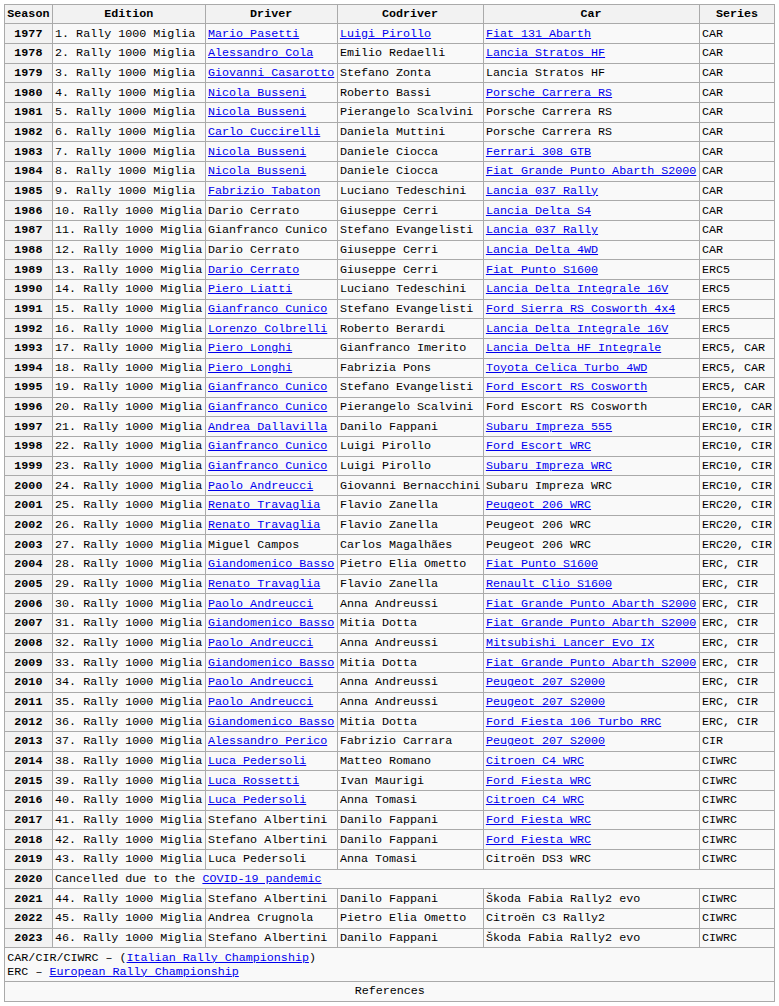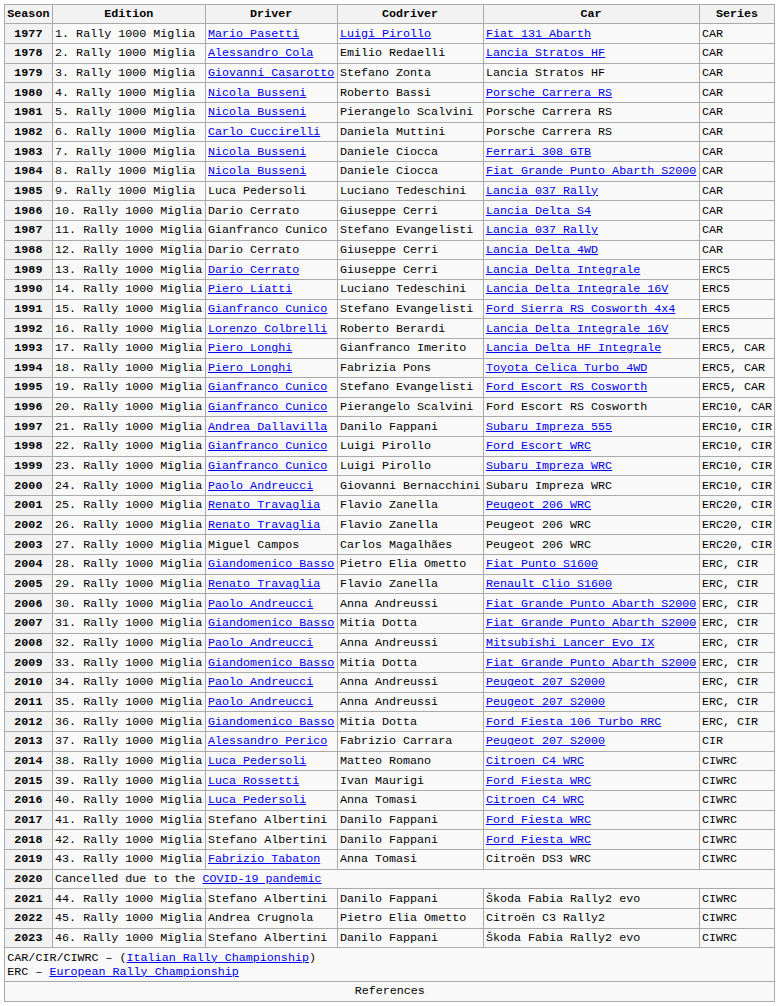(264, 191) Fabrizio Tabaton -> (257, 191) Luca Pedersoli
(542, 270) Fiat Punto S1600 -> (563, 270) Lancia Delta Integrale
(257, 859) Luca Pedersoli -> (264, 859) Fabrizio Tabaton
